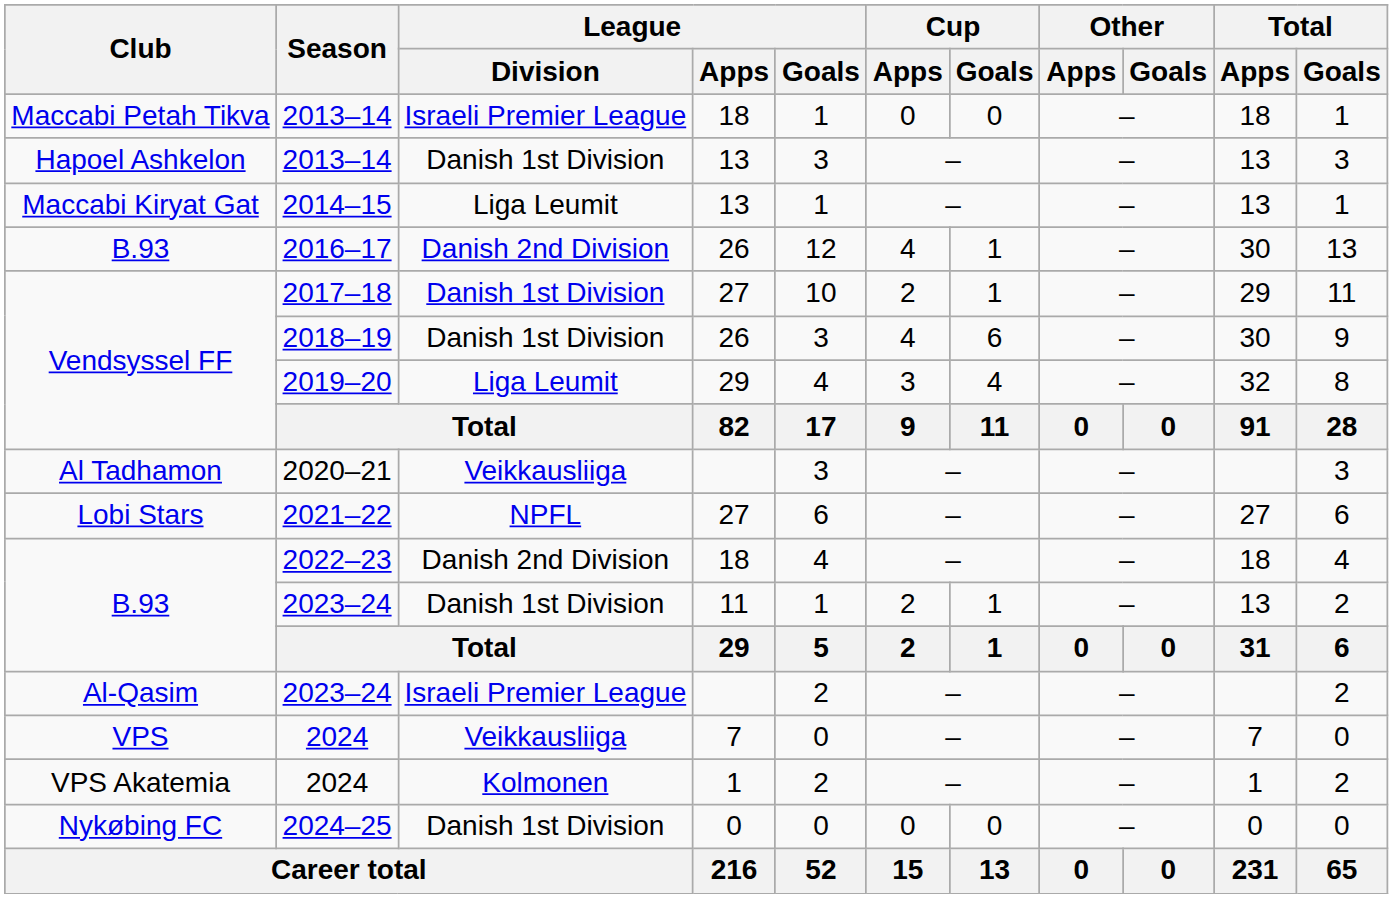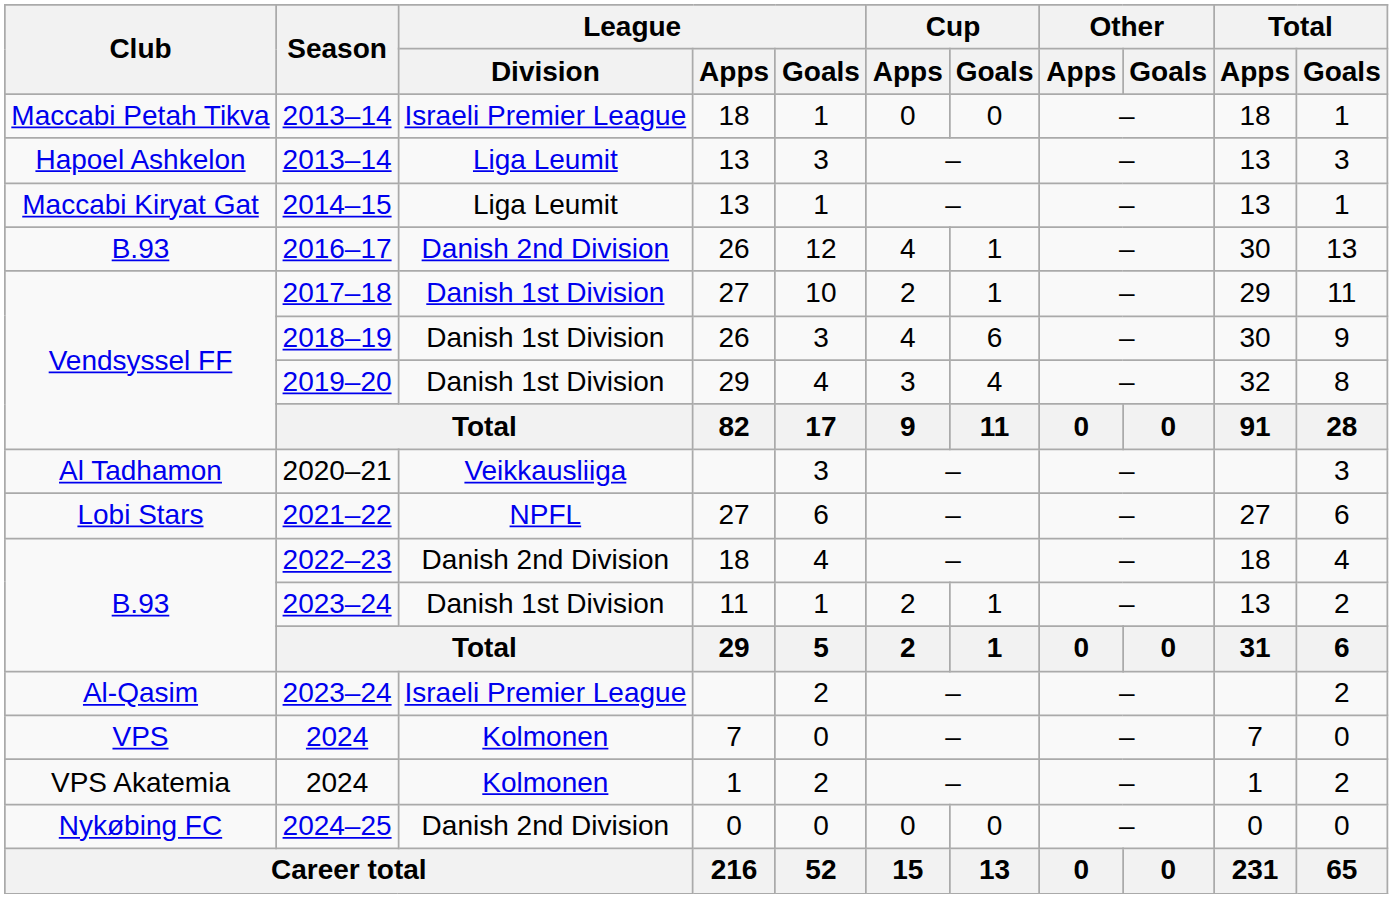(545, 159) Danish 1st Division -> (545, 159) Liga Leumit
(545, 381) Liga Leumit -> (545, 381) Danish 1st Division
(545, 737) Veikkausliiga -> (545, 737) Kolmonen
(545, 826) Danish 1st Division -> (545, 826) Danish 2nd Division
